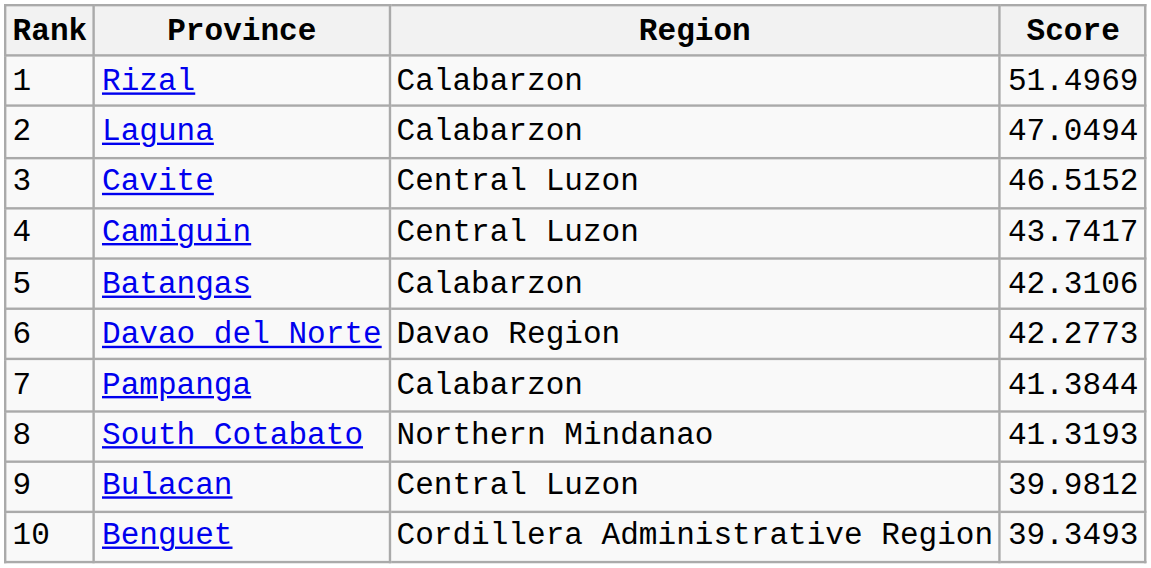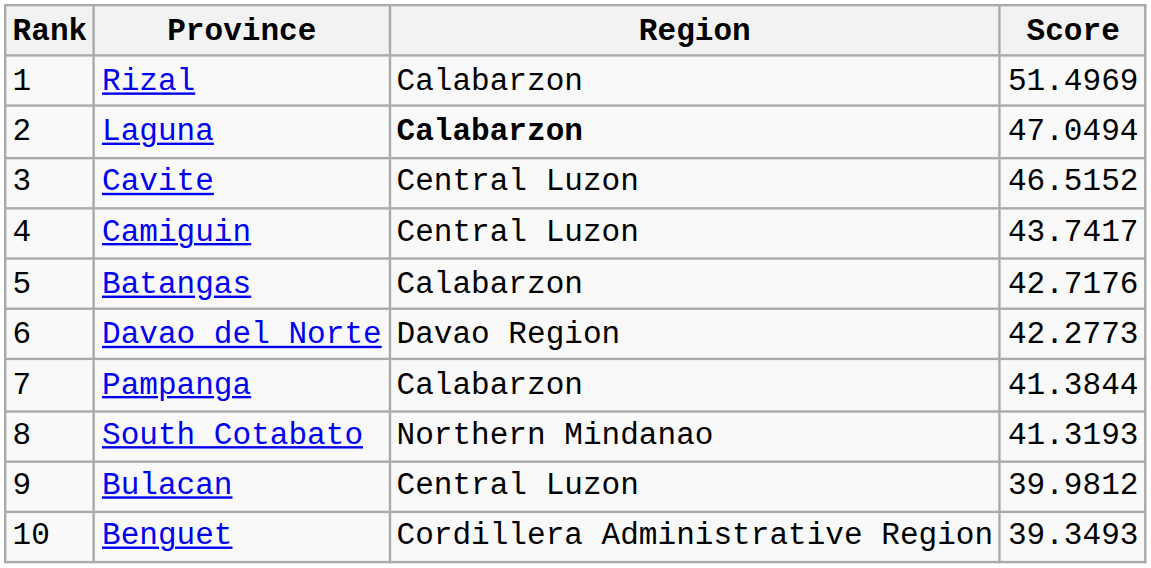(490, 132) normal -> (490, 132) bold
(1073, 284) 42.3106 -> (1073, 284) 42.7176
